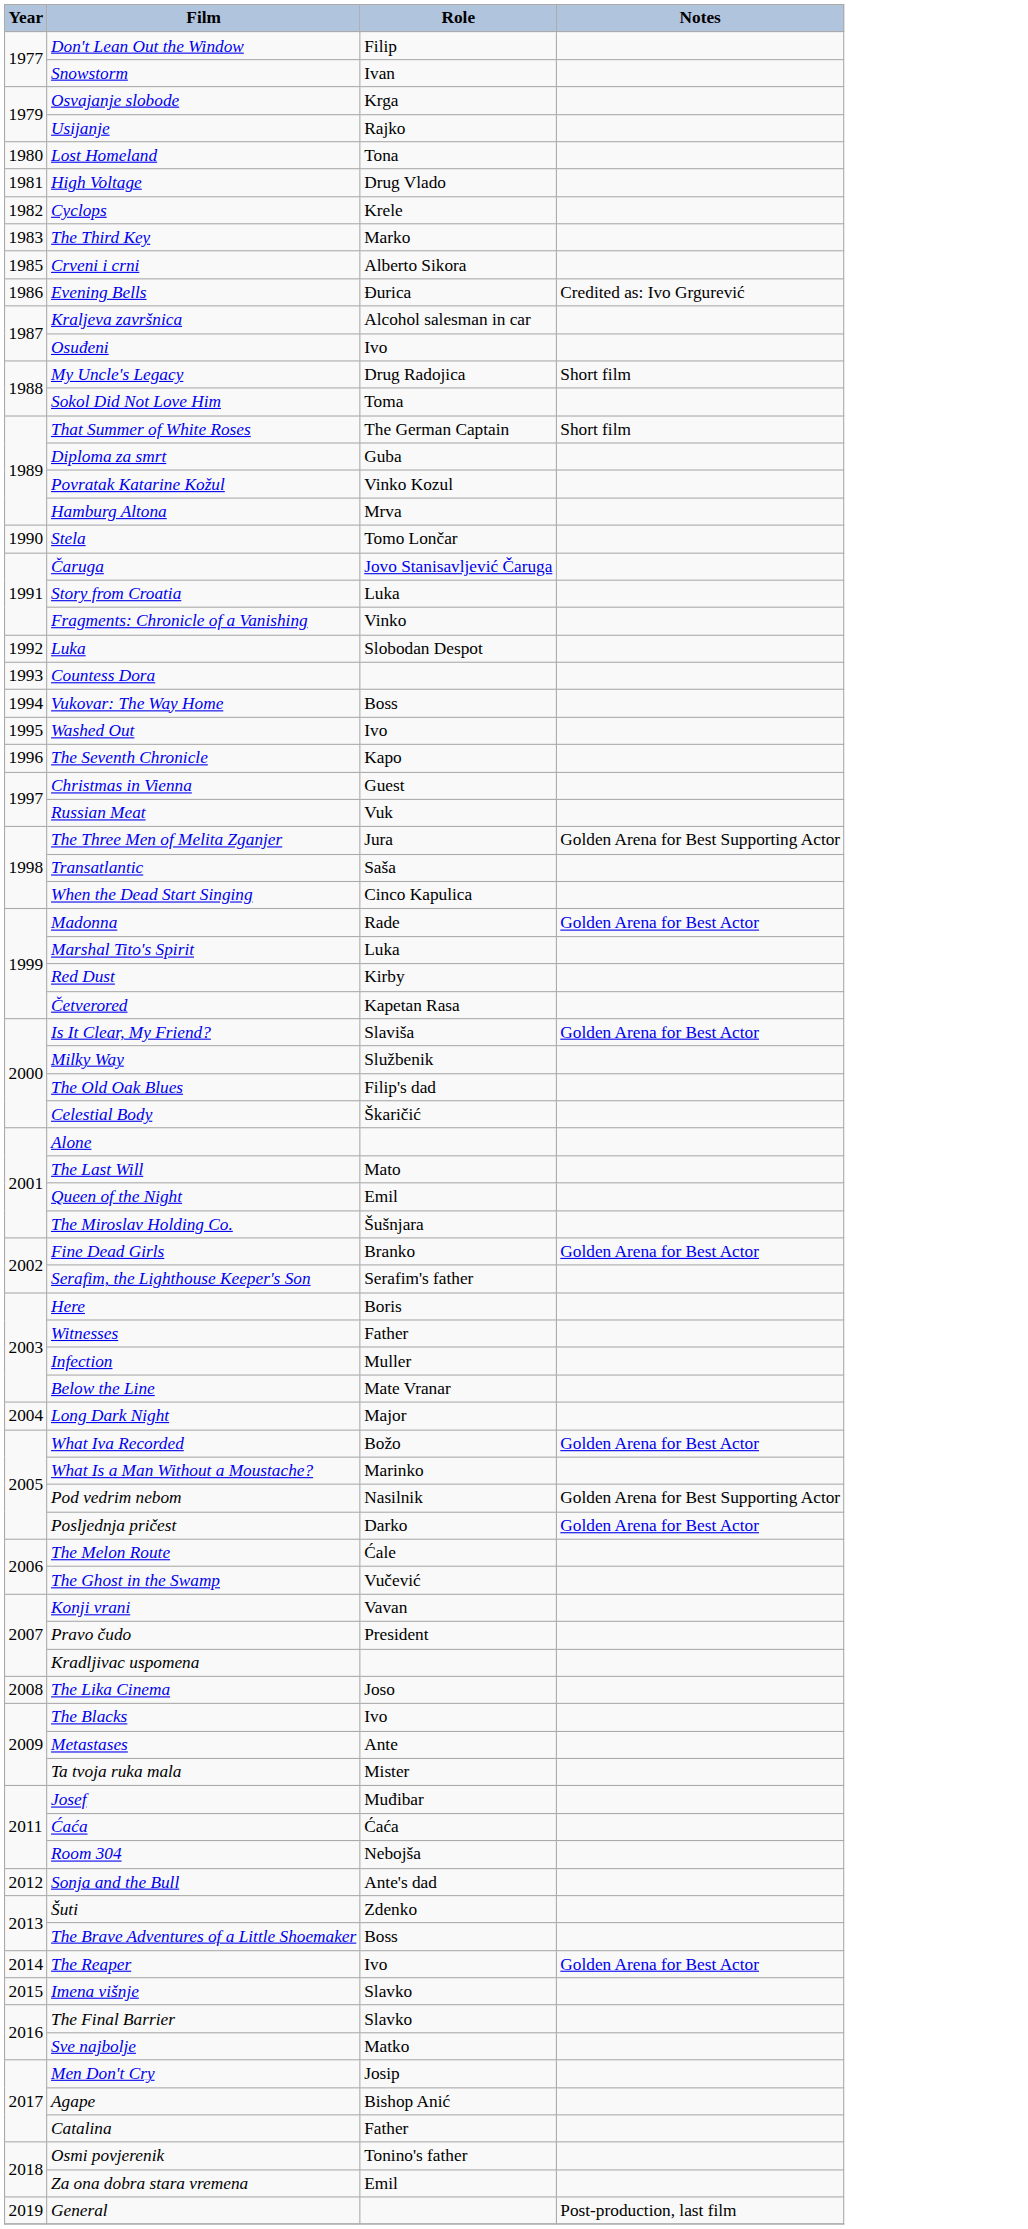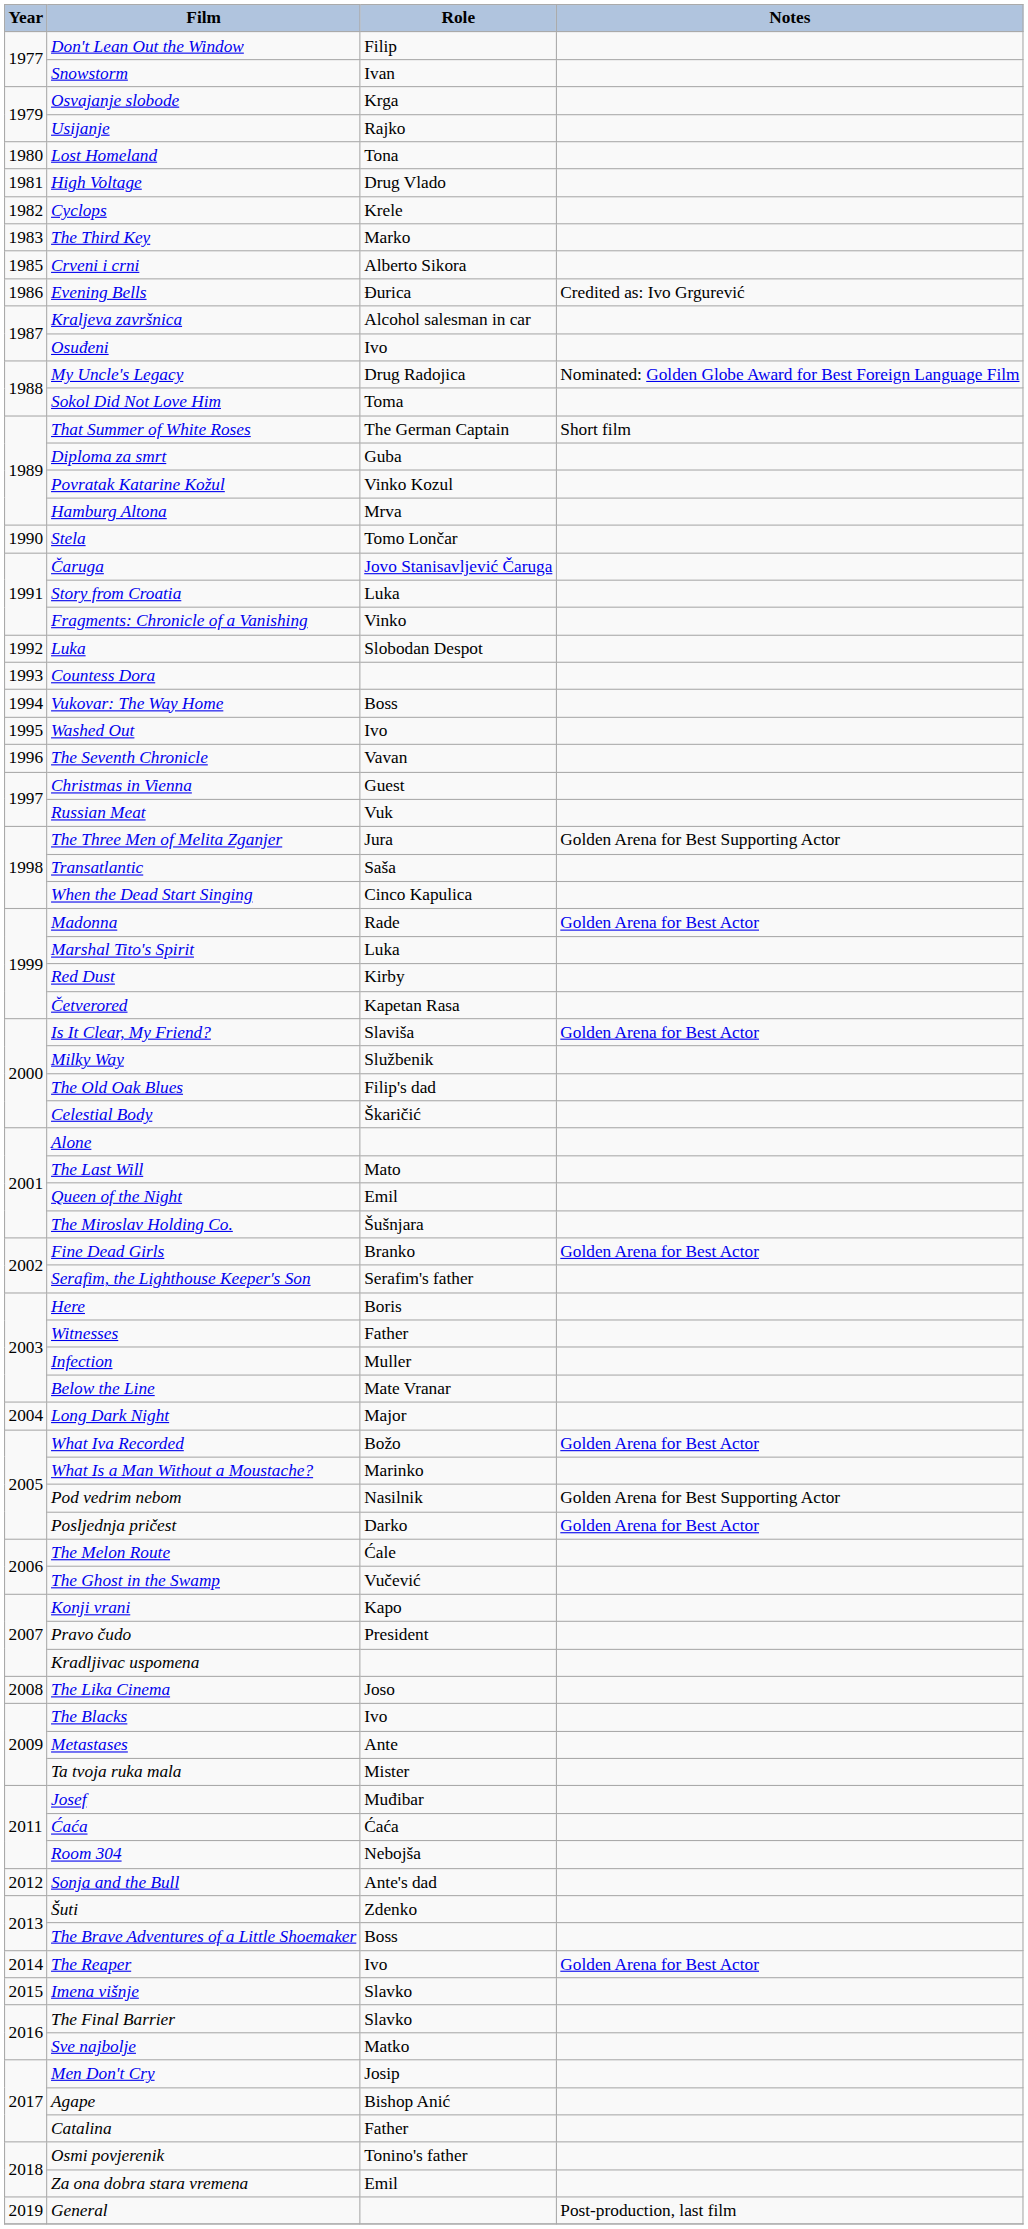(596, 374) Short film -> (790, 374) Nominated: Golden Globe Award for Best Foreign Language Film
(383, 758) Kapo -> (386, 758) Vavan
(386, 1607) Vavan -> (383, 1607) Kapo
